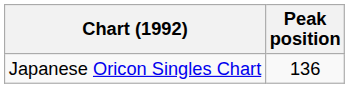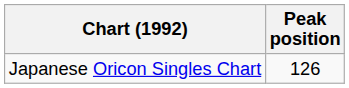(305, 68) 136 -> (305, 68) 126
